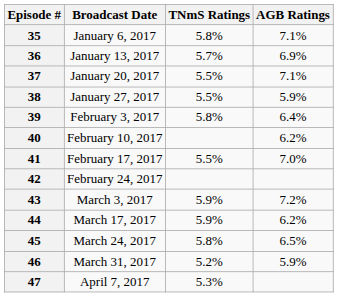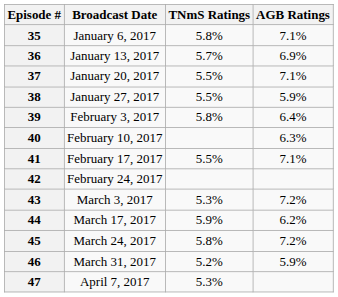(293, 138) 6.2% -> (293, 138) 6.3%
(293, 158) 7.0% -> (293, 158) 7.1%
(209, 199) 5.9% -> (209, 199) 5.3%
(293, 240) 6.5% -> (293, 240) 7.2%
